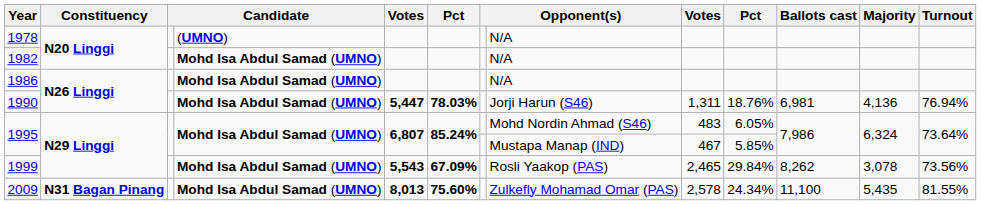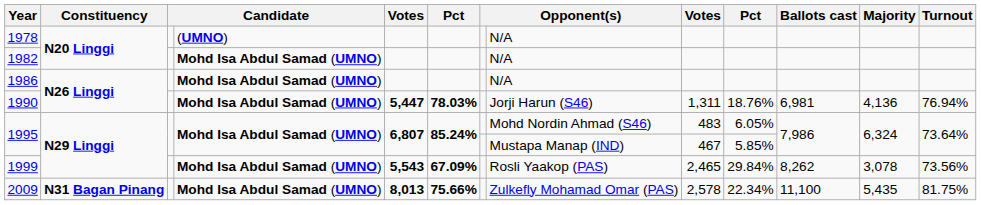(454, 189) 75.60% -> (454, 189) 75.66%
(751, 189) 24.34% -> (751, 189) 22.34%
(945, 189) 81.55% -> (945, 189) 81.75%
